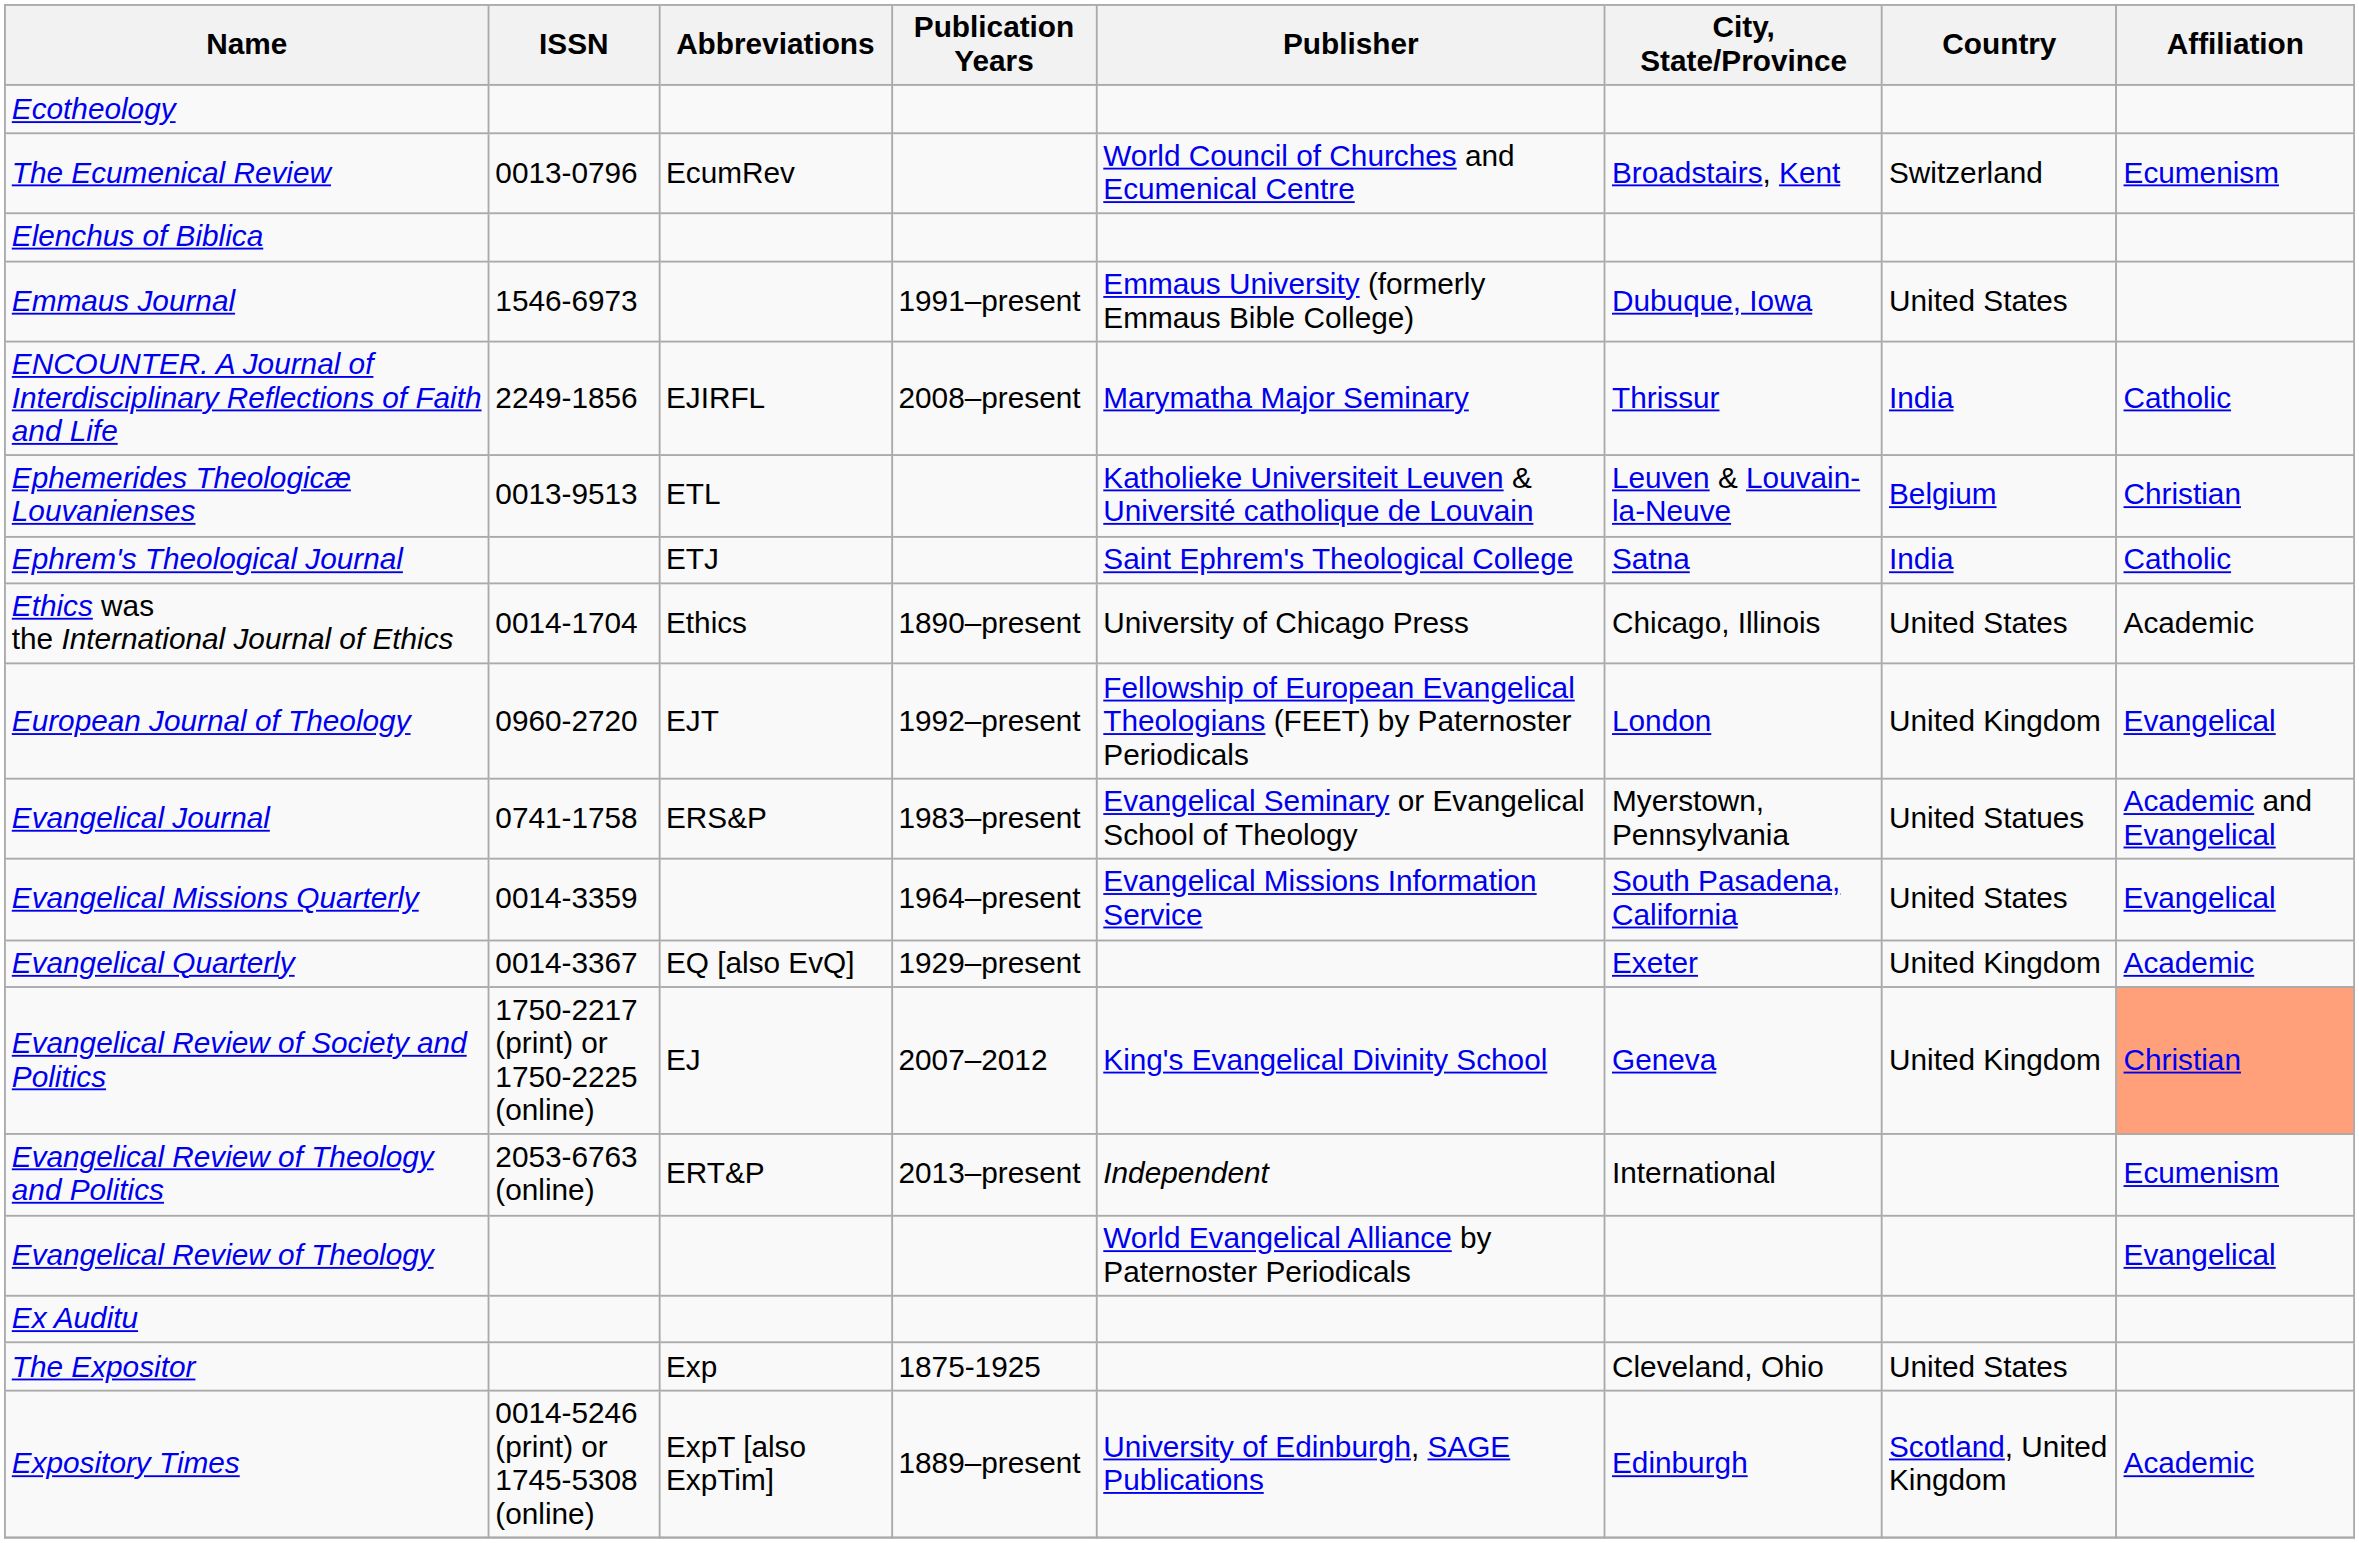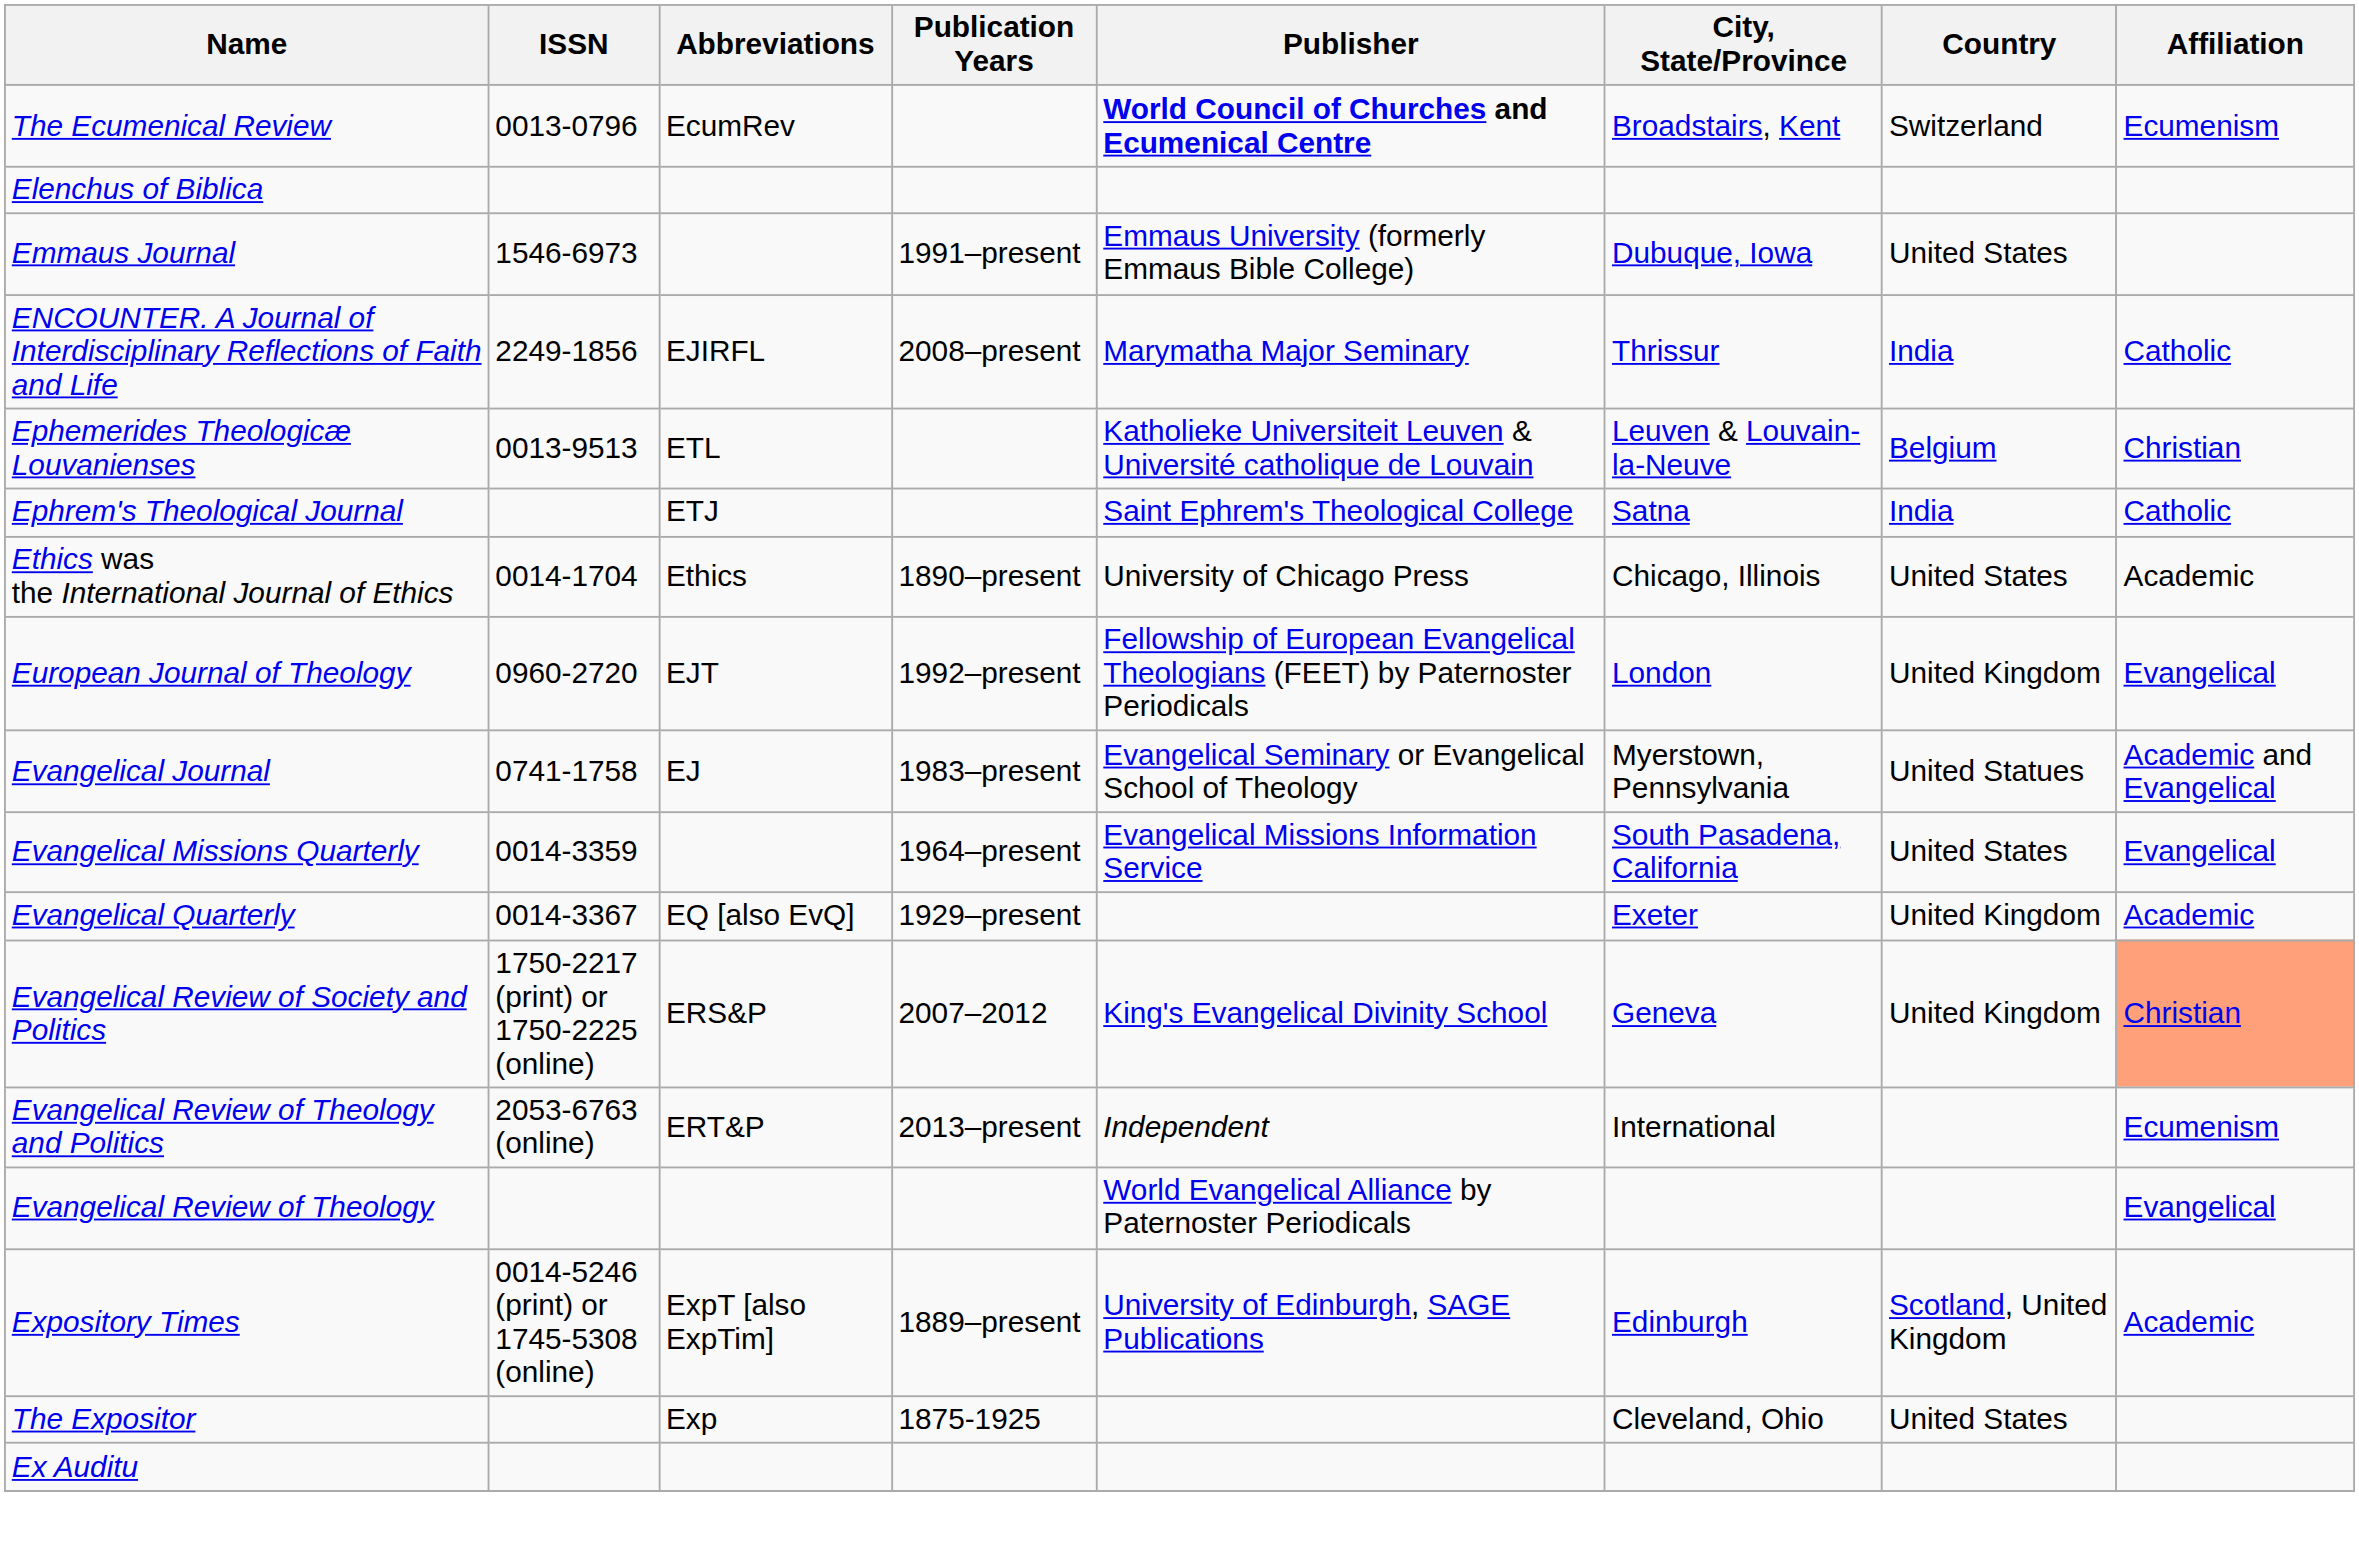- row: (94, 108)
(1309, 172) normal -> (1325, 125) bold
(716, 818) ERS&P -> (683, 770) EJ
(683, 1060) EJ -> (716, 1012) ERS&P
rows swapped: (75, 1318) <-> (126, 1463)
